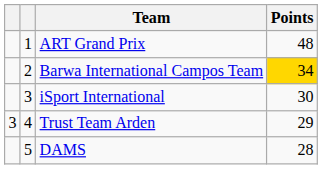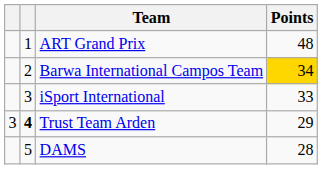(306, 96) 30 -> (306, 96) 33
(28, 123) normal -> (28, 123) bold
